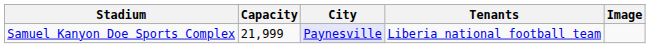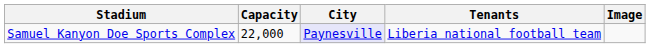(262, 33) 21,999 -> (262, 33) 22,000
